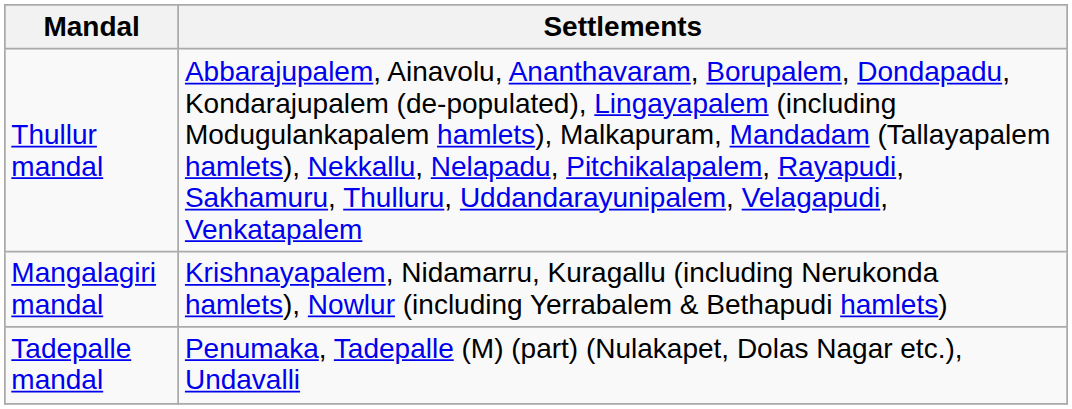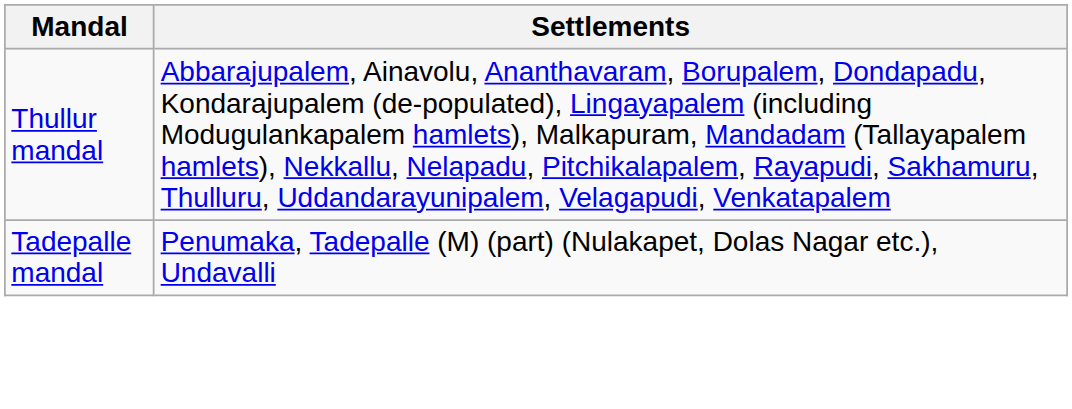- row: (84, 288)
